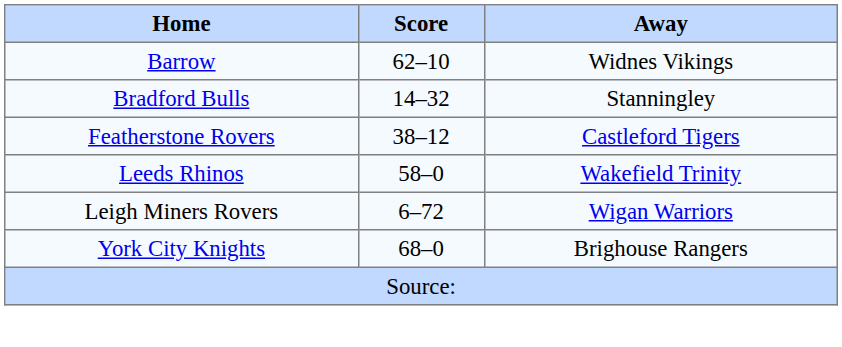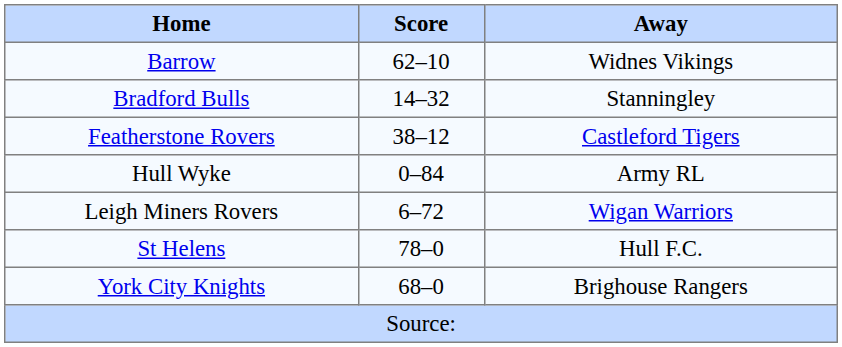+ row: (181, 173)
- row: (181, 173)
+ row: (181, 248)
